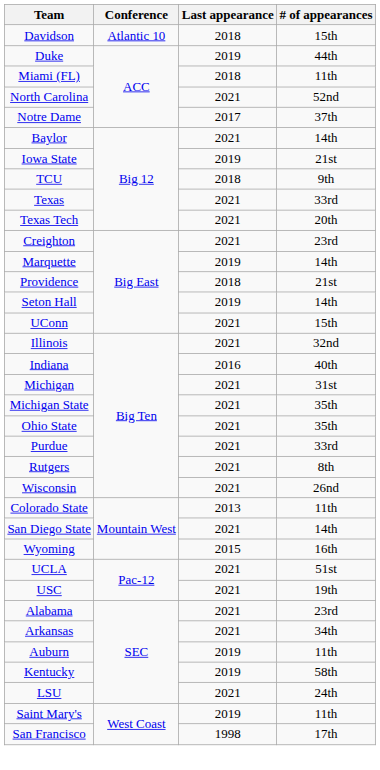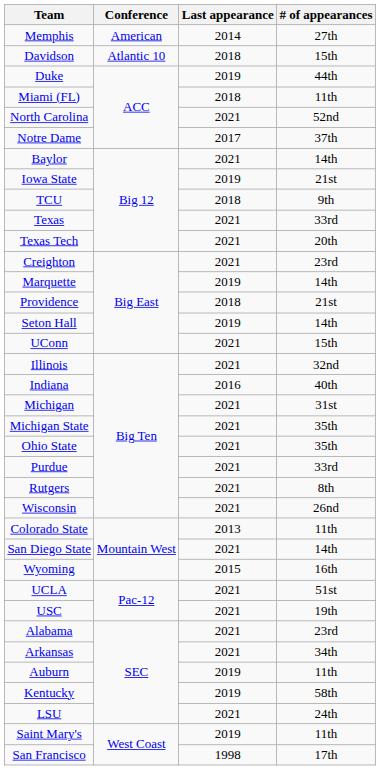+ row: (49, 35)
